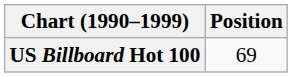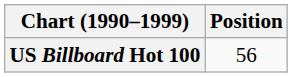(246, 54) 69 -> (246, 54) 56
